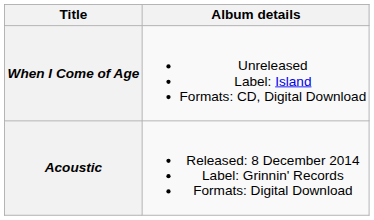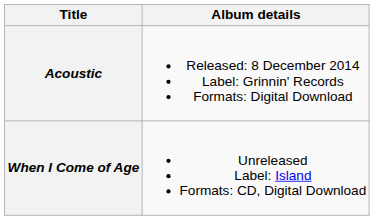rows swapped: (73, 73) <-> (73, 168)
